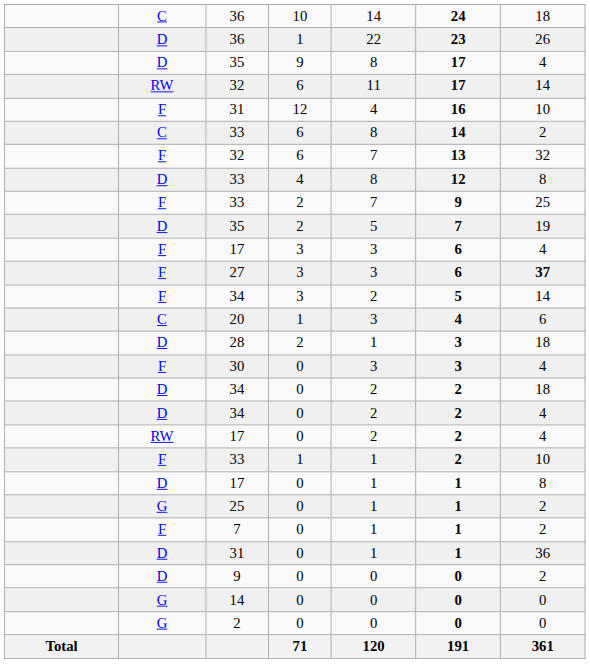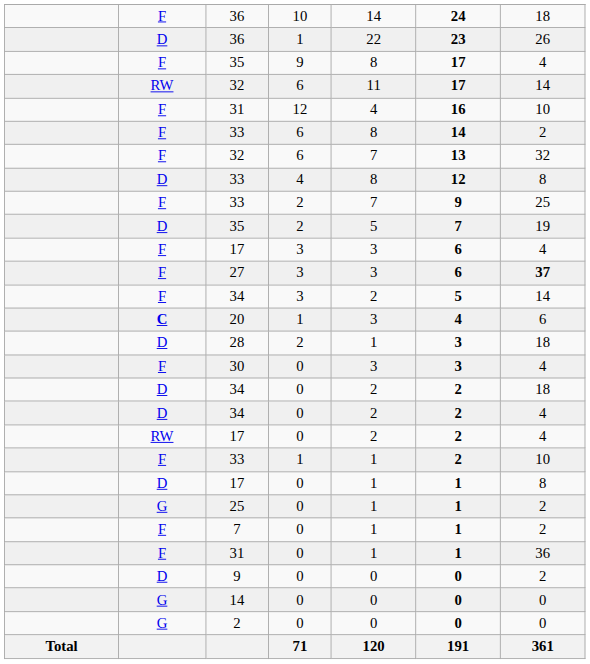(162, 16) C -> (162, 16) F
(162, 62) D -> (162, 62) F
(162, 132) C -> (162, 132) F
(162, 319) normal -> (162, 319) bold
(162, 553) D -> (162, 553) F
